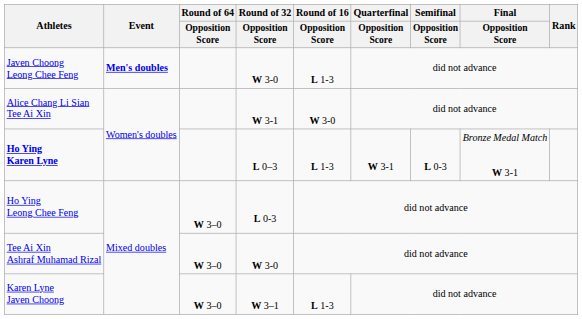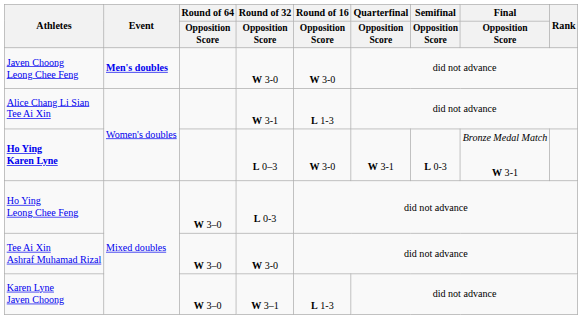(322, 80) L 1-3 -> (322, 80) W 3-0
(322, 120) W 3-0 -> (322, 120) L 1-3
(322, 167) L 1-3 -> (322, 167) W 3-0
